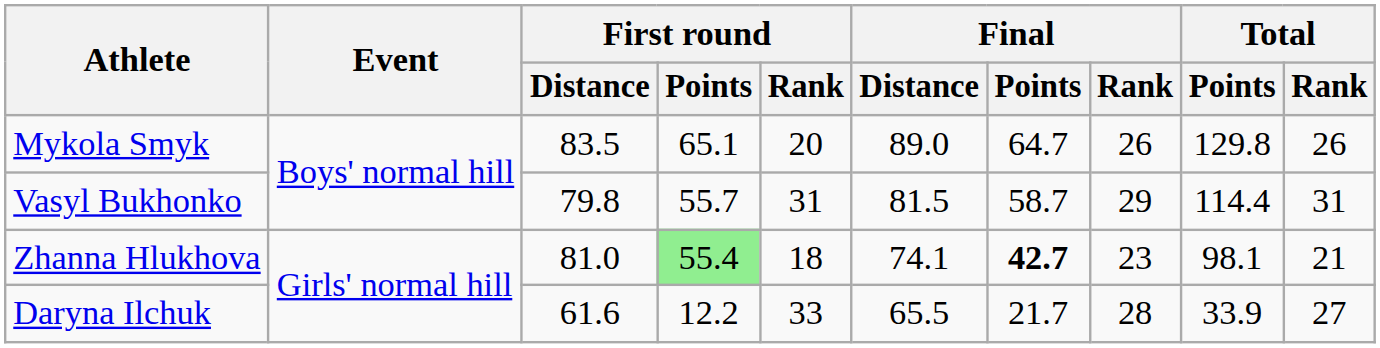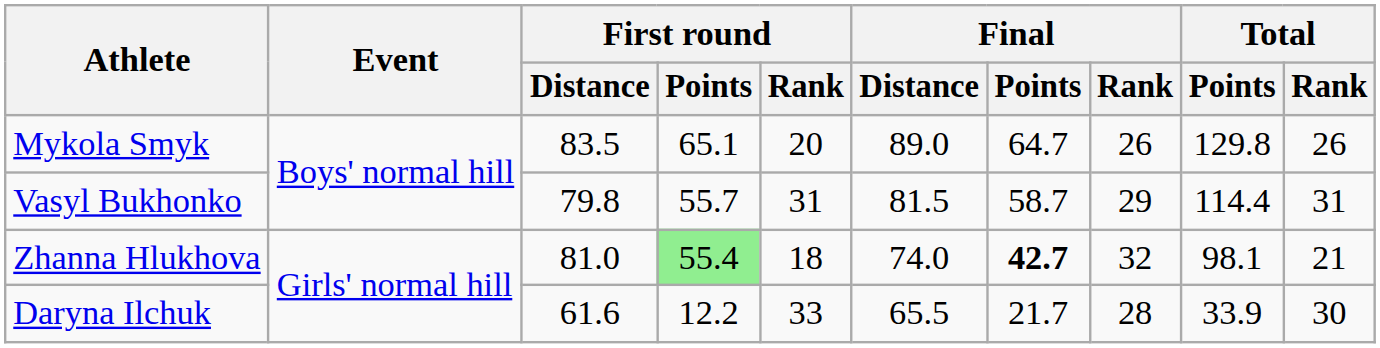(919, 257) 74.1 -> (919, 257) 74.0
(1135, 257) 23 -> (1135, 257) 32
(1329, 314) 27 -> (1329, 314) 30
